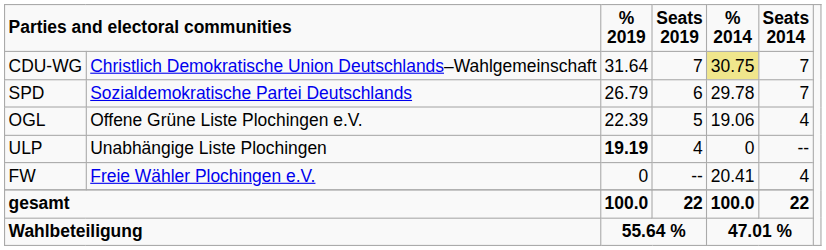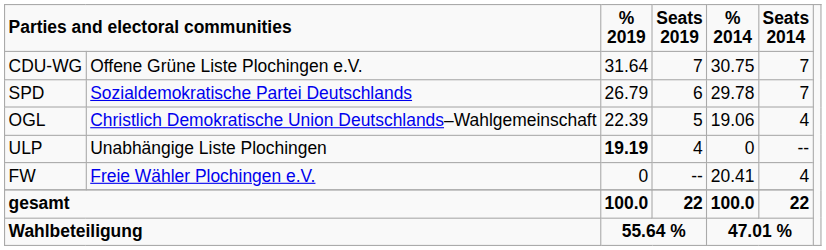(343, 65) Christlich Demokratische Union Deutschlands–Wahlgemeinschaft -> (226, 65) Offene Grüne Liste Plochingen e.V.
(733, 65) khaki background -> (733, 65) no background
(226, 120) Offene Grüne Liste Plochingen e.V. -> (343, 120) Christlich Demokratische Union Deutschlands–Wahlgemeinschaft
